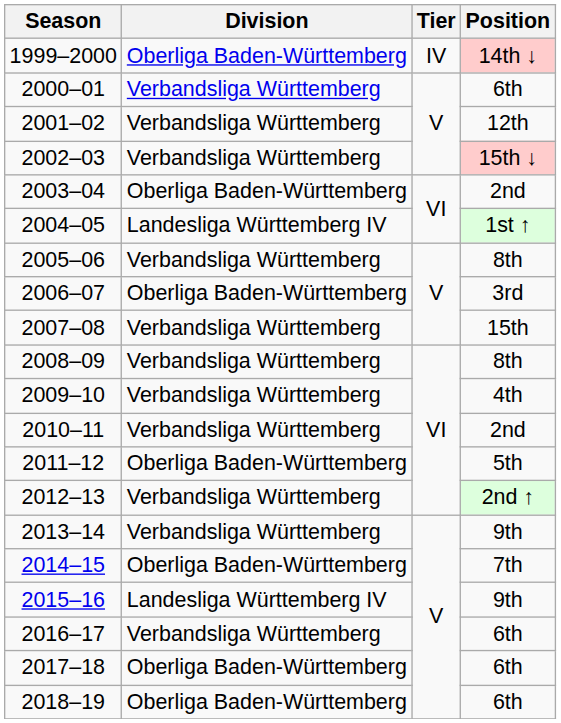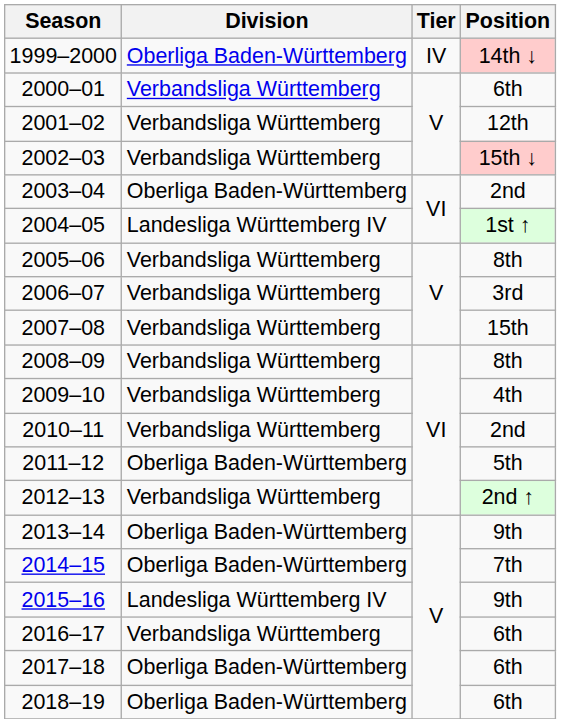(267, 293) Oberliga Baden-Württemberg -> (254, 293) Verbandsliga Württemberg
(254, 531) Verbandsliga Württemberg -> (267, 531) Oberliga Baden-Württemberg
